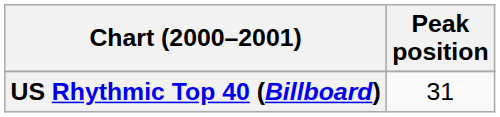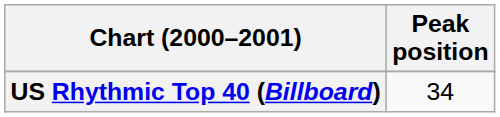(440, 91) 31 -> (440, 91) 34
